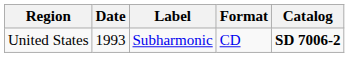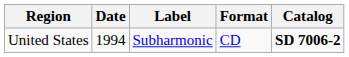(111, 40) 1993 -> (111, 40) 1994
